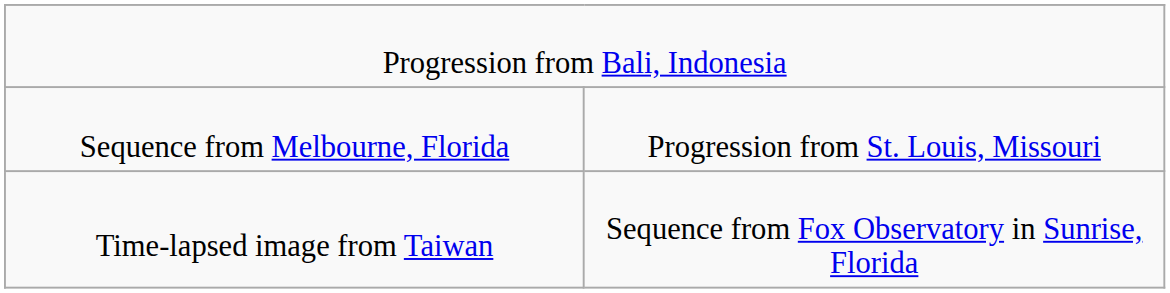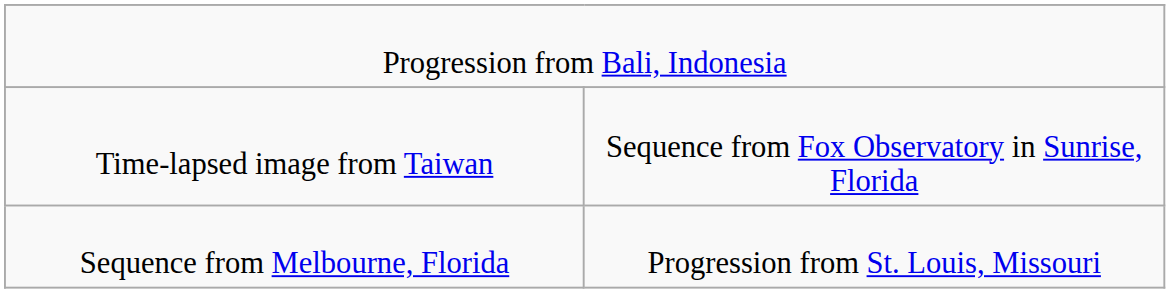rows swapped: (295, 245) <-> (295, 145)
